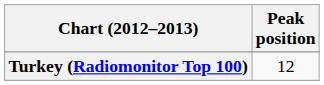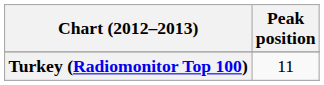(286, 66) 12 -> (286, 66) 11
